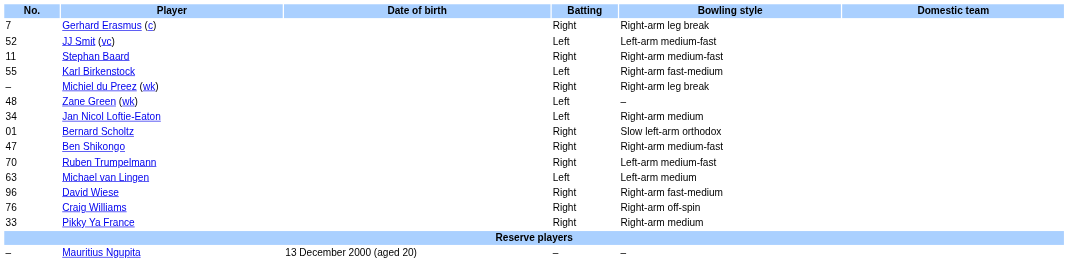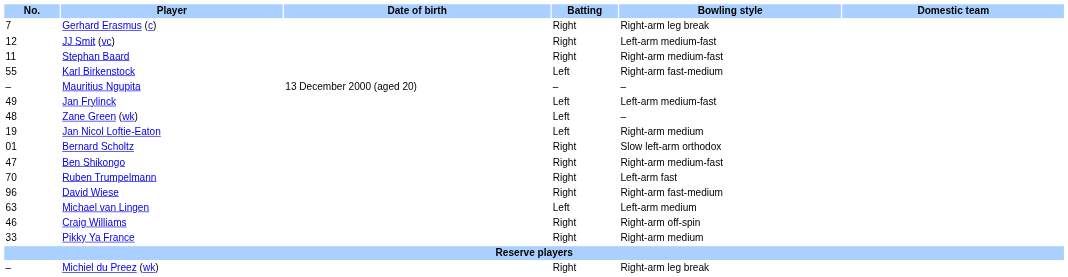(11, 41) 52 -> (11, 41) 12
(561, 41) Left -> (564, 41) Right
rows swapped: (110, 86) <-> (101, 253)
+ row: (89, 102)
(11, 117) 34 -> (11, 132) 19
(668, 162) Left-arm medium-fast -> (649, 177) Left-arm fast
rows swapped: (106, 177) <-> (91, 192)
(11, 207) 76 -> (11, 223) 46
